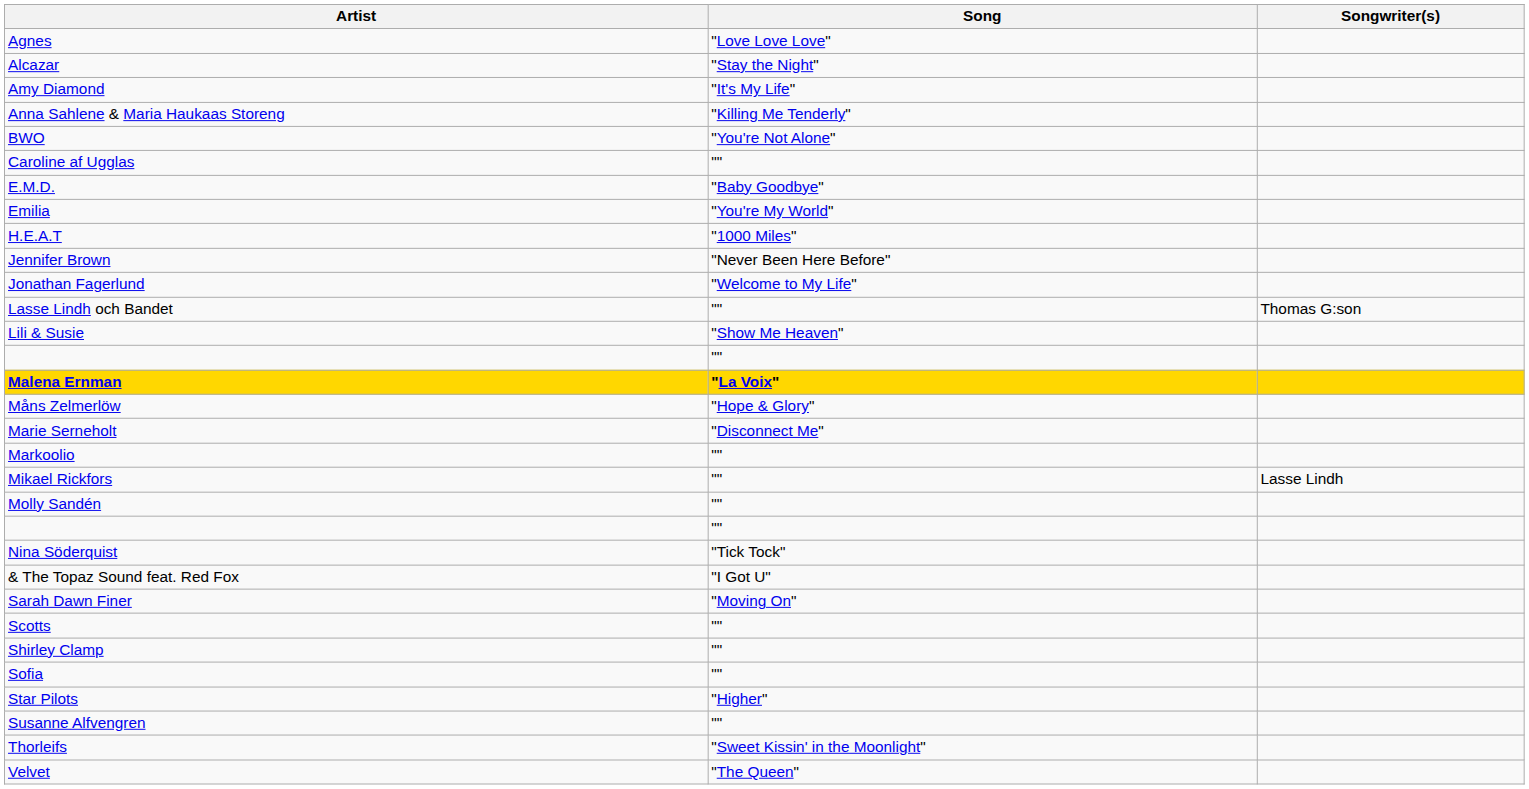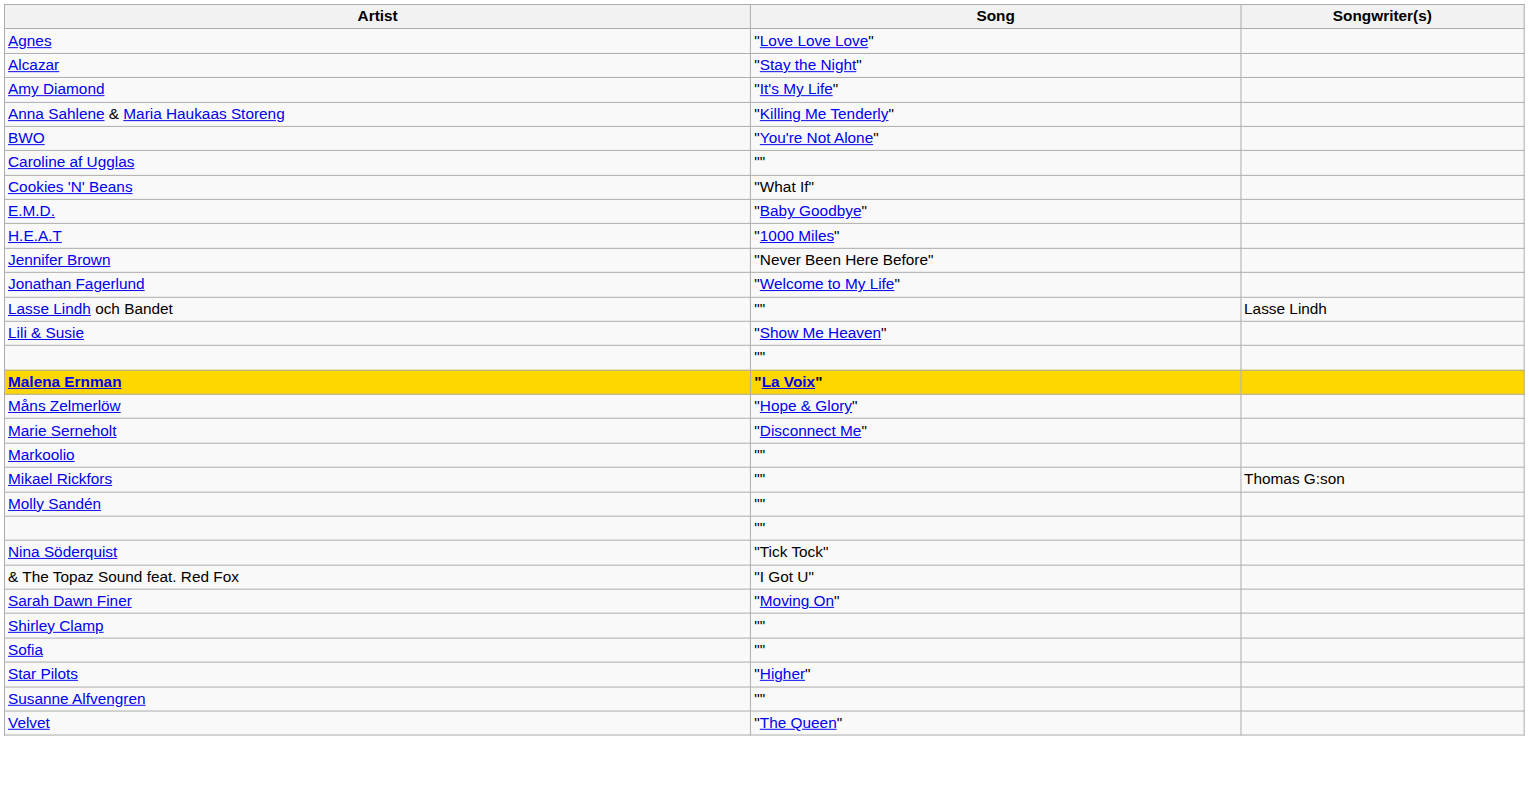+ row: (70, 187)
- row: (29, 211)
(1311, 308) Thomas G:son -> (1286, 308) Lasse Lindh
(1302, 479) Lasse Lindh -> (1294, 479) Thomas G:son
- row: (29, 625)
- row: (37, 747)
